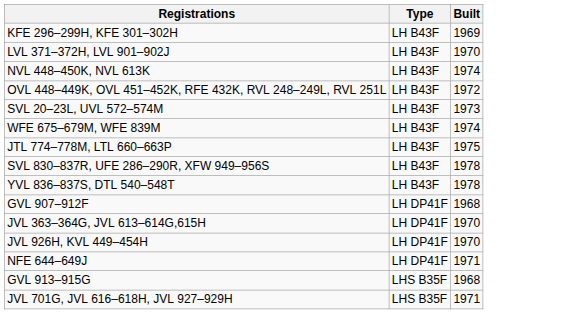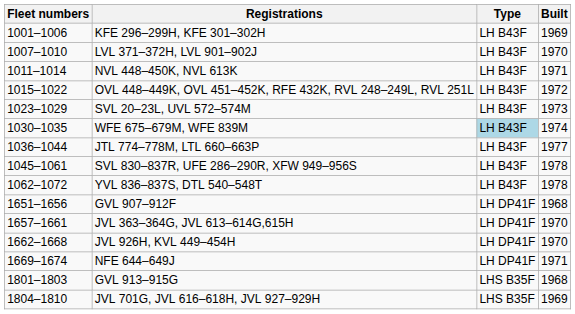+ column: (48, 14)
(467, 71) 1974 -> (554, 71) 1971
(416, 128) no background -> (503, 128) lightblue background
(467, 147) 1975 -> (554, 147) 1977
(467, 299) 1971 -> (554, 299) 1969
